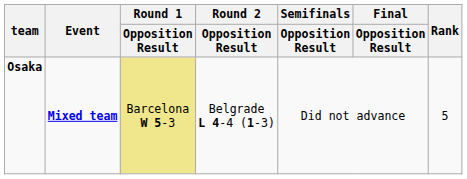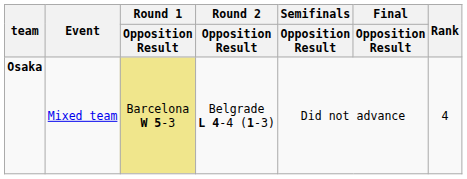(83, 115) bold -> (83, 115) normal
(445, 115) 5 -> (445, 115) 4
